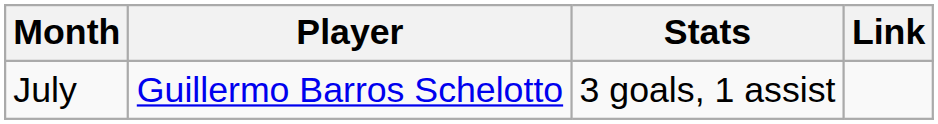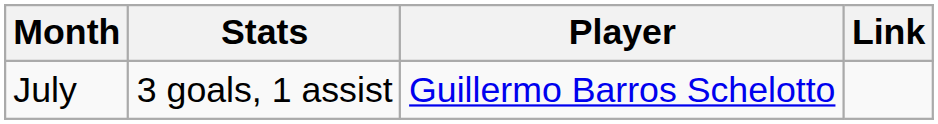columns swapped: (350, 32) <-> (707, 32)
